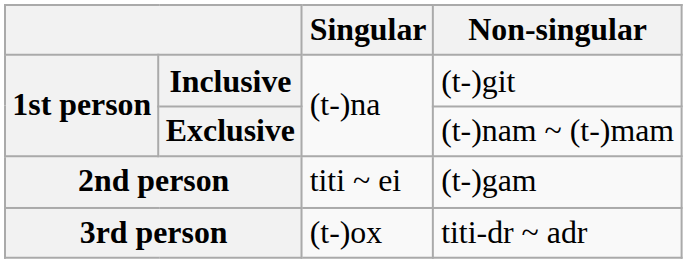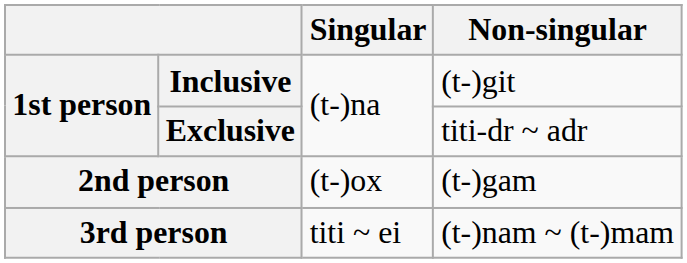(558, 130) (t-)nam ~ (t-)mam -> (514, 130) titi-dr ~ adr
(355, 181) titi ~ ei -> (346, 181) (t-)ox
(346, 231) (t-)ox -> (355, 231) titi ~ ei
(514, 231) titi-dr ~ adr -> (558, 231) (t-)nam ~ (t-)mam
